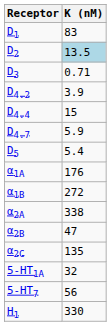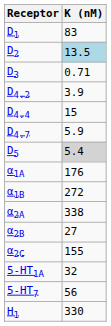(74, 152) no background -> (74, 152) lightgrey background
(71, 232) 47 -> (71, 232) 27
(74, 252) 135 -> (74, 252) 155
